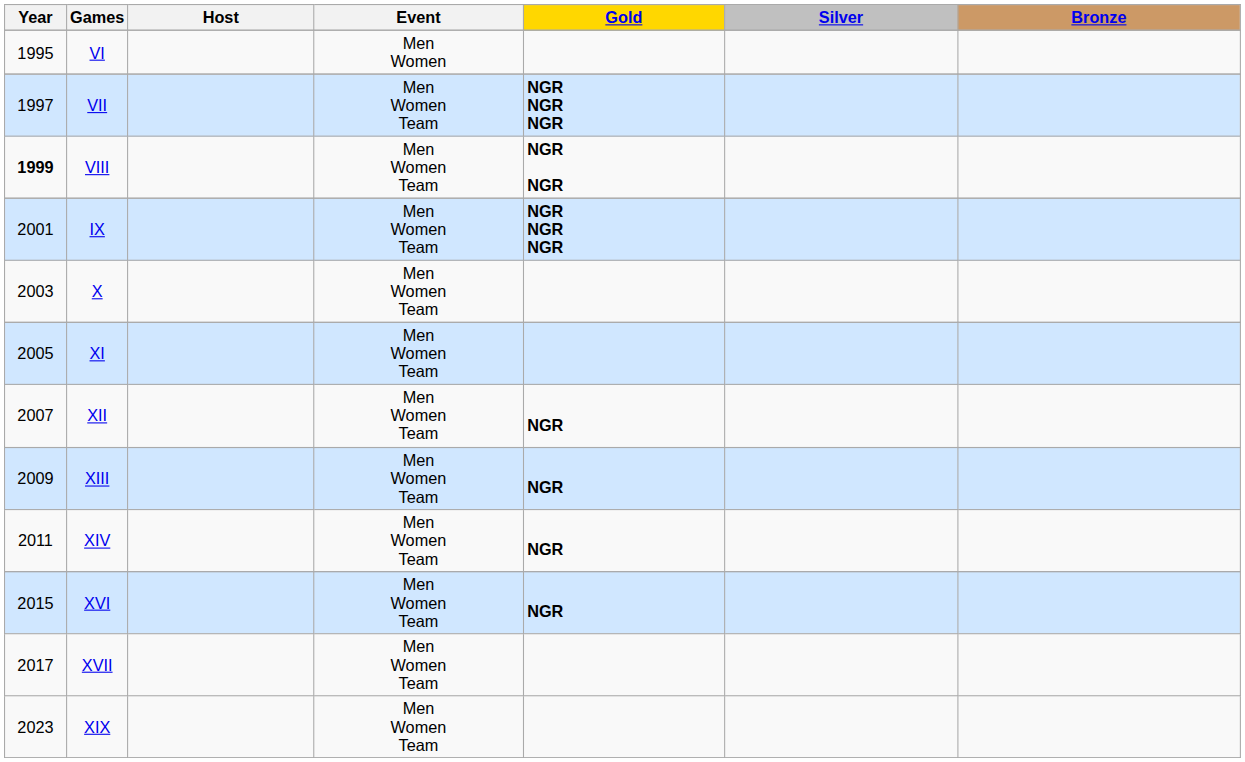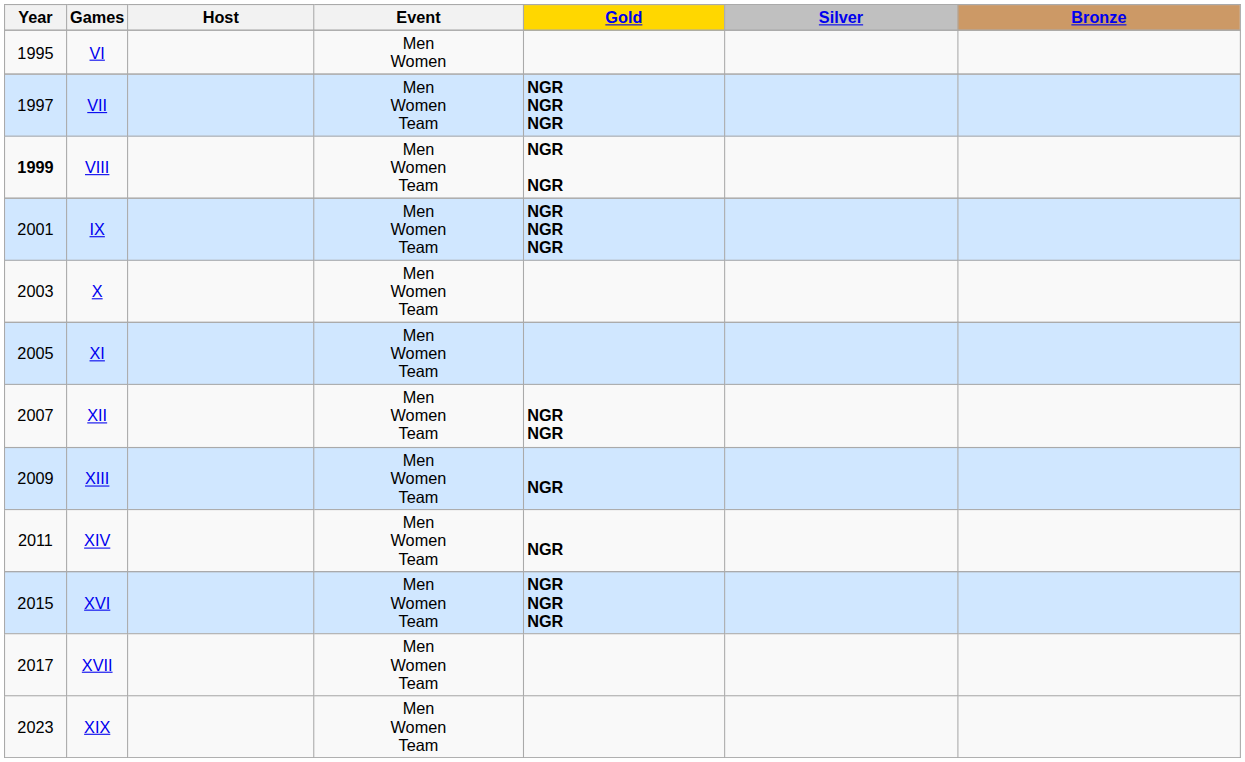(545, 425) NGR -> (545, 425) NGR NGR
(545, 612) NGR -> (545, 602) NGR NGR NGR
